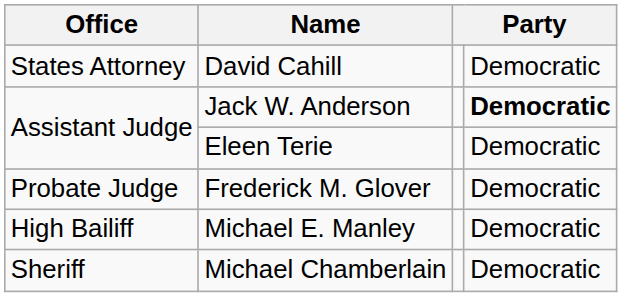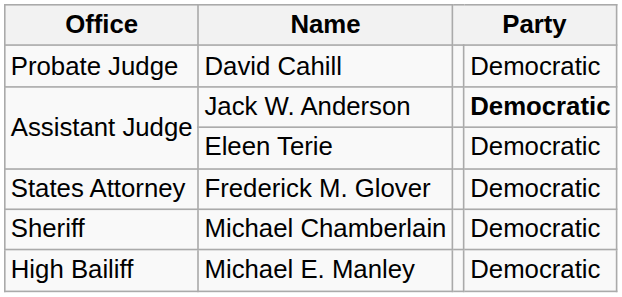(98, 65) States Attorney -> (95, 65) Probate Judge
(95, 188) Probate Judge -> (98, 188) States Attorney
rows swapped: (325, 270) <-> (310, 229)
